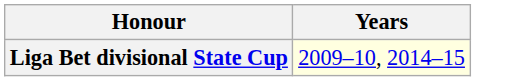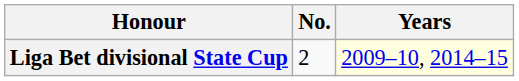+ column: (315, 22)
